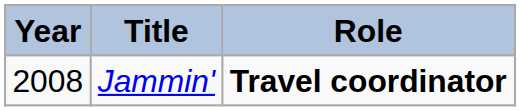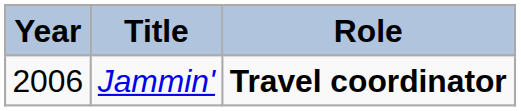(48, 81) 2008 -> (48, 81) 2006
